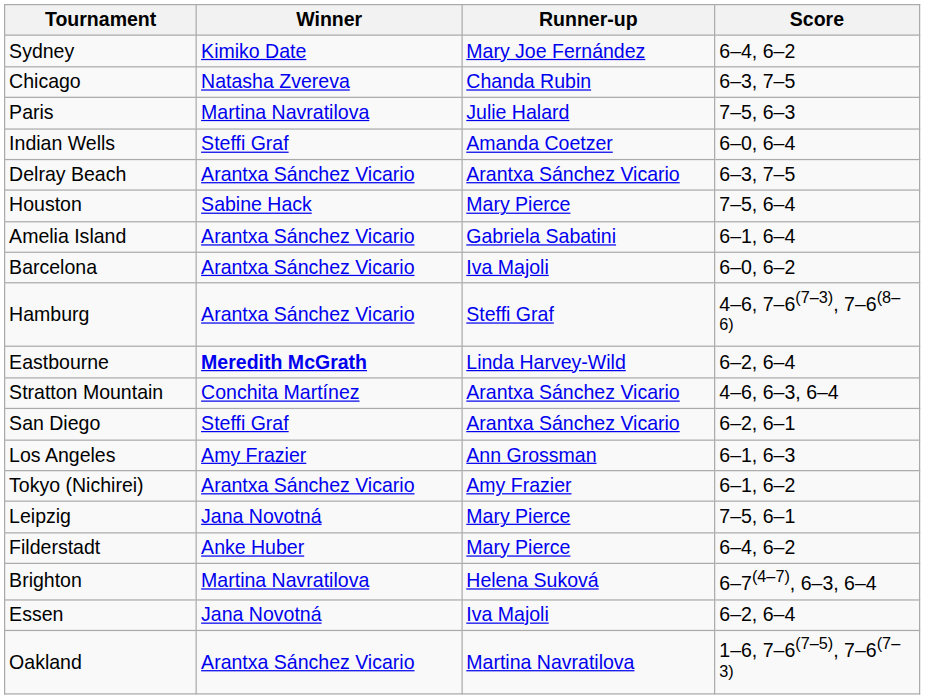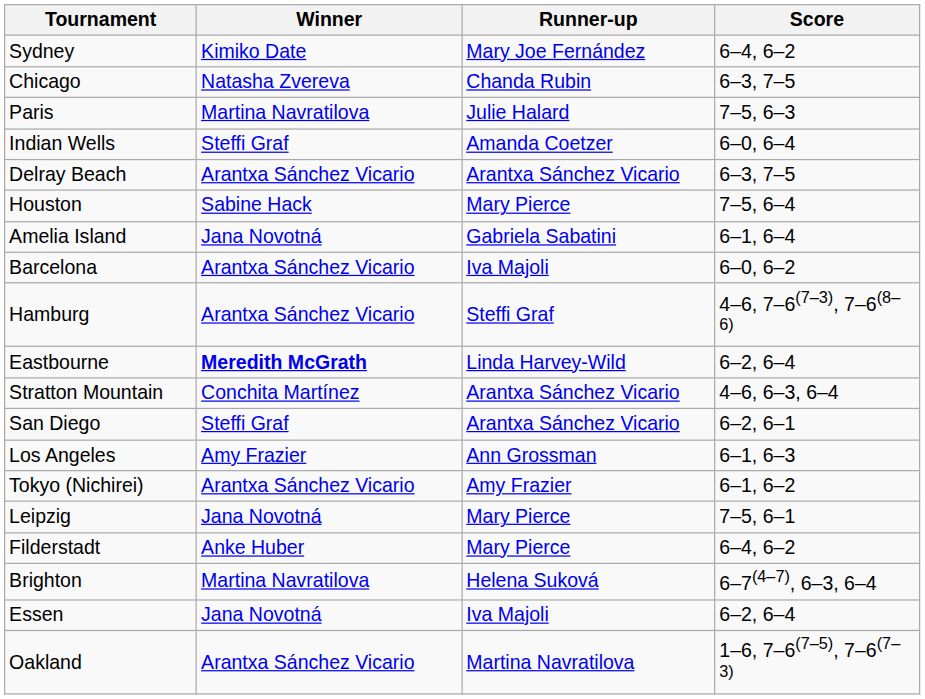(308, 236) Arantxa Sánchez Vicario -> (261, 236) Jana Novotná
